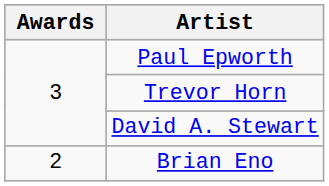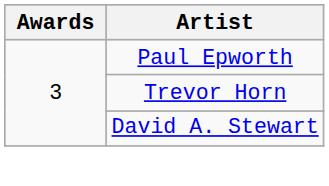- row: (215, 163)
